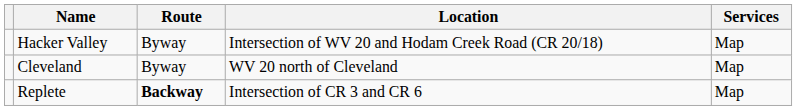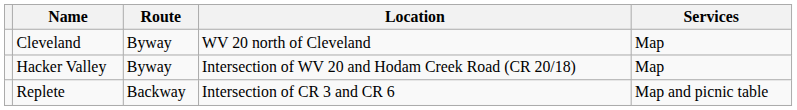rows swapped: (50, 67) <-> (62, 42)
(172, 92) bold -> (156, 92) normal
(729, 92) Map -> (702, 92) Map and picnic table
